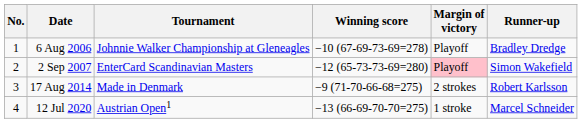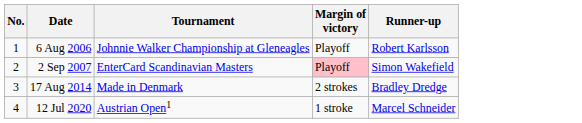- column: (372, 21)
(528, 48) Bradley Dredge -> (410, 48) Robert Karlsson
(529, 87) Robert Karlsson -> (409, 87) Bradley Dredge
